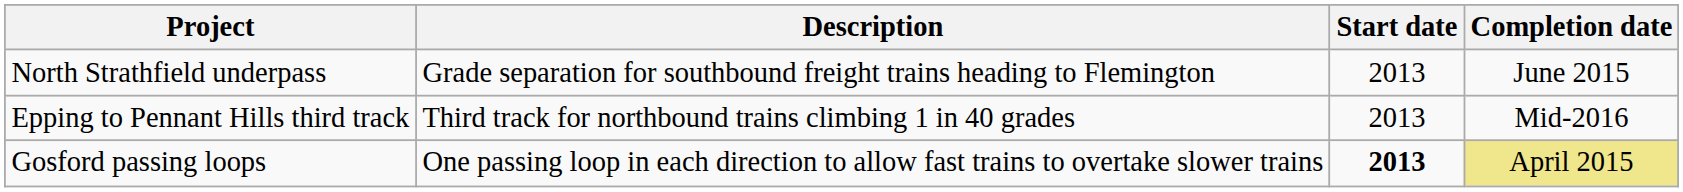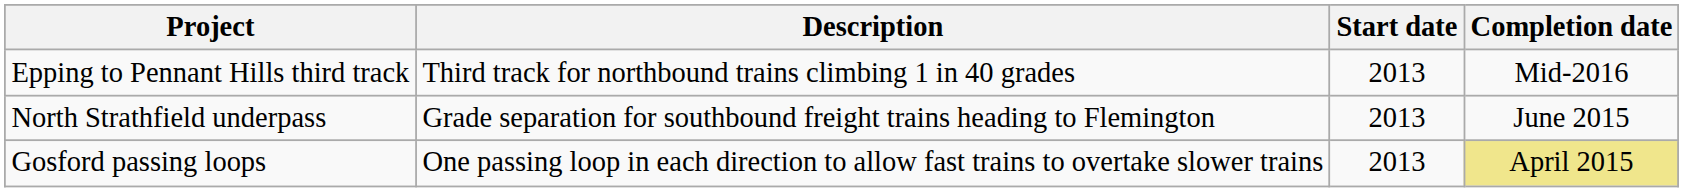rows swapped: (169, 72) <-> (210, 117)
(1397, 162) bold -> (1397, 162) normal
